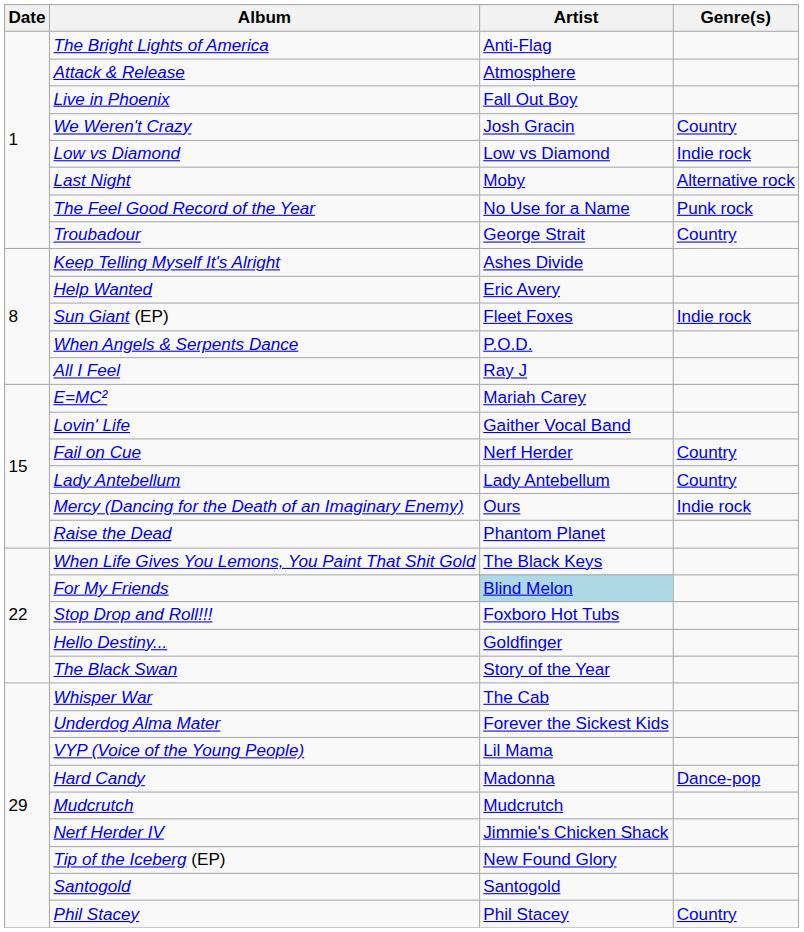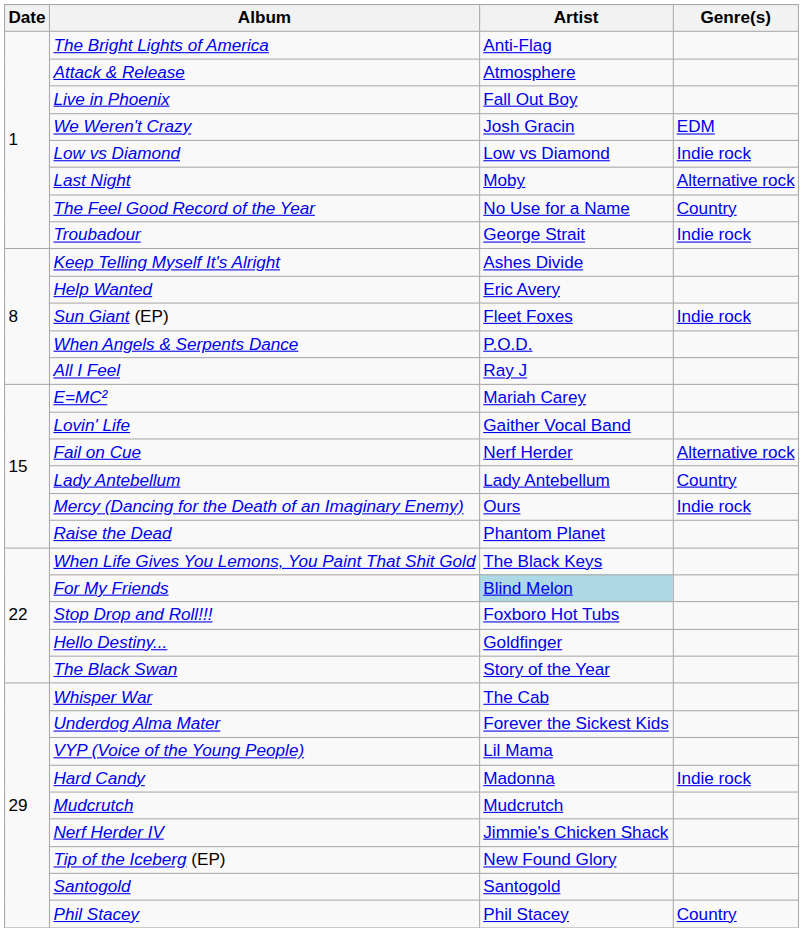(707, 126) Country -> (696, 126) EDM
(715, 208) Punk rock -> (707, 208) Country
(707, 235) Country -> (714, 235) Indie rock
(707, 452) Country -> (736, 452) Alternative rock
(719, 778) Dance-pop -> (714, 778) Indie rock
